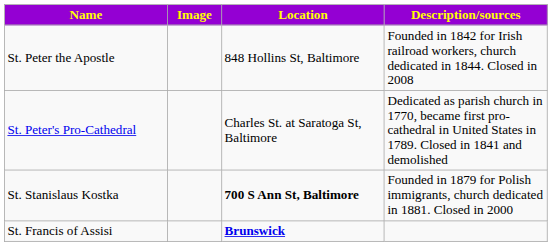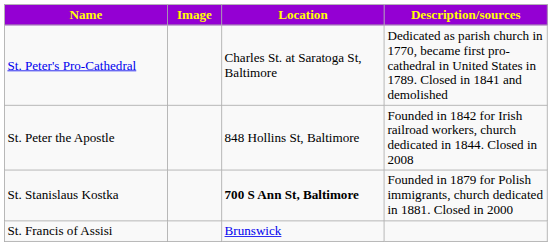rows swapped: (72, 130) <-> (61, 57)
(255, 230) bold -> (253, 230) normal
